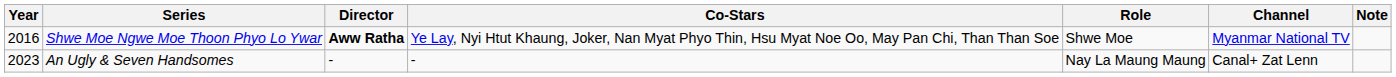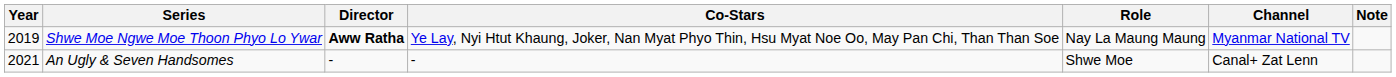(24, 38) 2016 -> (24, 38) 2019
(1099, 38) Shwe Moe -> (1136, 38) Nay La Maung Maung
(24, 60) 2023 -> (24, 60) 2021
(1136, 60) Nay La Maung Maung -> (1099, 60) Shwe Moe
